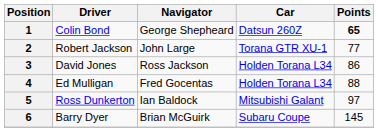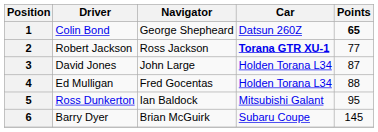(167, 48) John Large -> (174, 48) Ross Jackson
(283, 48) normal -> (284, 48) bold
(174, 65) Ross Jackson -> (167, 65) John Large
(354, 65) 86 -> (354, 65) 87
(354, 100) 97 -> (354, 100) 95
